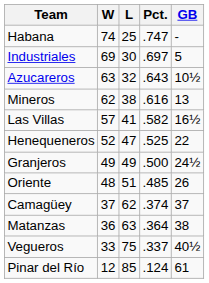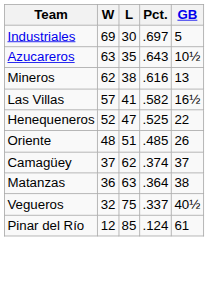- row: (31, 36)
(129, 78) 32 -> (129, 57) 35
- row: (37, 162)
(108, 246) 33 -> (108, 204) 32
